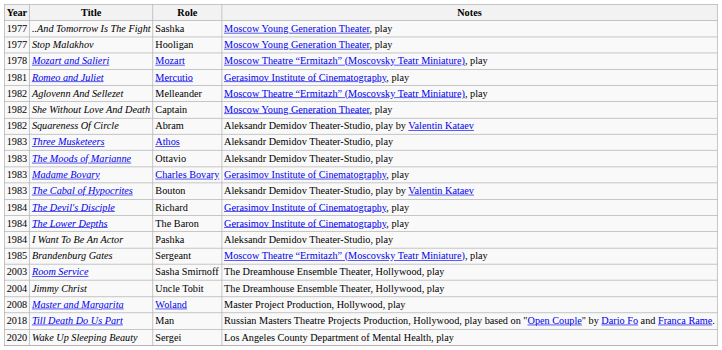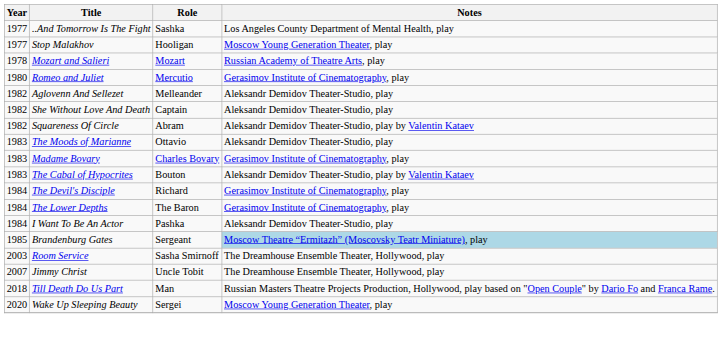(308, 28) Moscow Young Generation Theater, play -> (339, 28) Los Angeles County Department of Mental Health, play
(356, 61) Moscow Theatre “Ermitazh” (Moscovsky Teatr Miniature), play -> (304, 61) Russian Academy of Theatre Arts, play
(17, 77) 1981 -> (17, 77) 1980
(356, 93) Moscow Theatre “Ermitazh” (Moscovsky Teatr Miniature), play -> (309, 93) Aleksandr Demidov Theater-Studio, play
(308, 110) Moscow Young Generation Theater, play -> (309, 110) Aleksandr Demidov Theater-Studio, play
- row: (68, 142)
(356, 256) no background -> (356, 239) lightblue background
(17, 288) 2004 -> (17, 272) 2007
- row: (78, 304)
(339, 337) Los Angeles County Department of Mental Health, play -> (308, 304) Moscow Young Generation Theater, play
